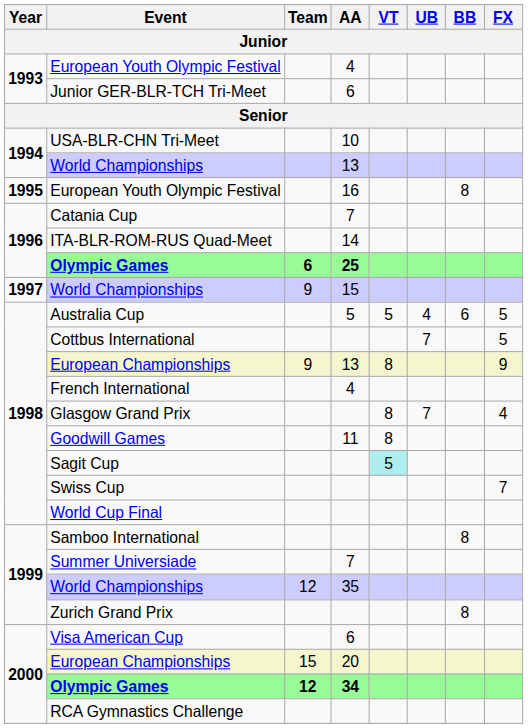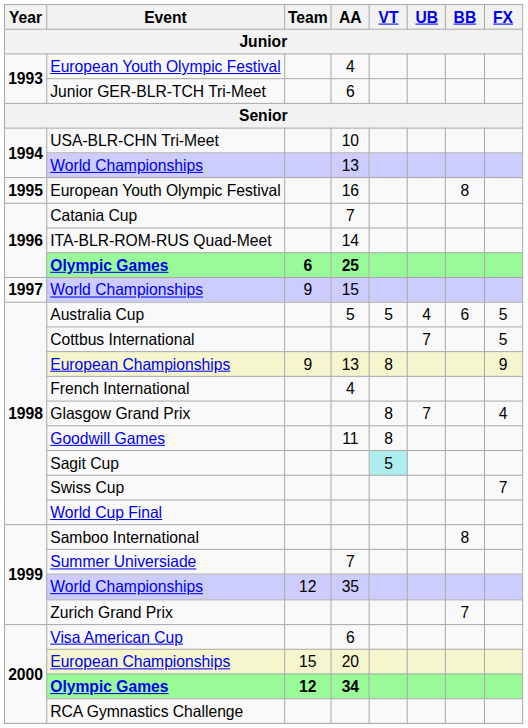(465, 612) 8 -> (465, 612) 7
